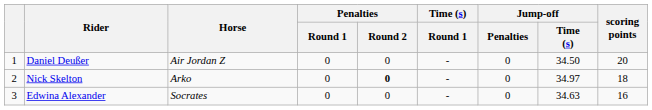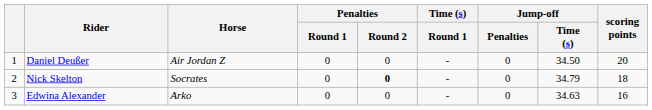(181, 78) Arko -> (189, 78) Socrates
(568, 78) 34.97 -> (568, 78) 34.79
(189, 96) Socrates -> (181, 96) Arko
